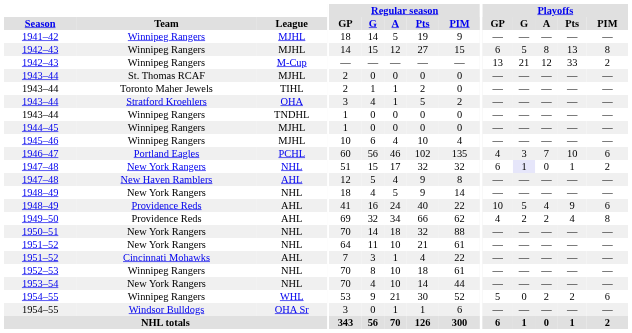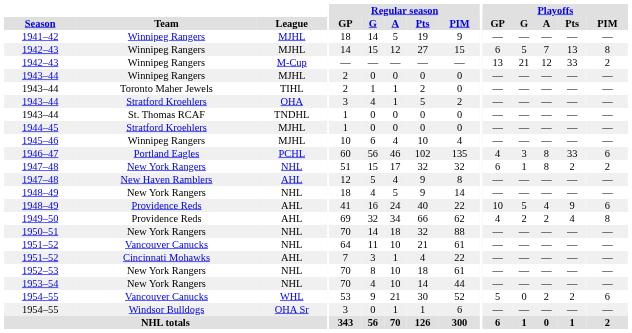(546, 49) 8 -> (546, 49) 7
(166, 75) St. Thomas RCAF -> (166, 75) Winnipeg Rangers
(166, 114) Winnipeg Rangers -> (166, 114) St. Thomas RCAF
(166, 127) Winnipeg Rangers -> (166, 127) Stratford Kroehlers
(546, 153) 7 -> (546, 153) 8
(572, 153) 10 -> (572, 153) 33
(524, 166) lavender background -> (524, 166) no background
(546, 166) 0 -> (546, 166) 8
(572, 166) 1 -> (572, 166) 2
(166, 244) New York Rangers -> (166, 244) Vancouver Canucks
(166, 270) Winnipeg Rangers -> (166, 270) New York Rangers
(166, 296) Winnipeg Rangers -> (166, 296) Vancouver Canucks
